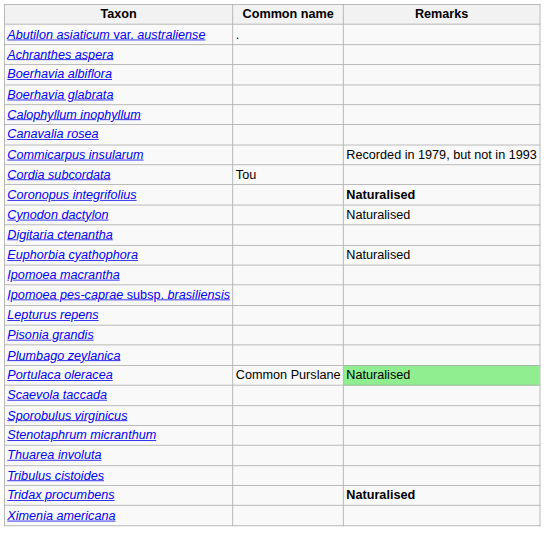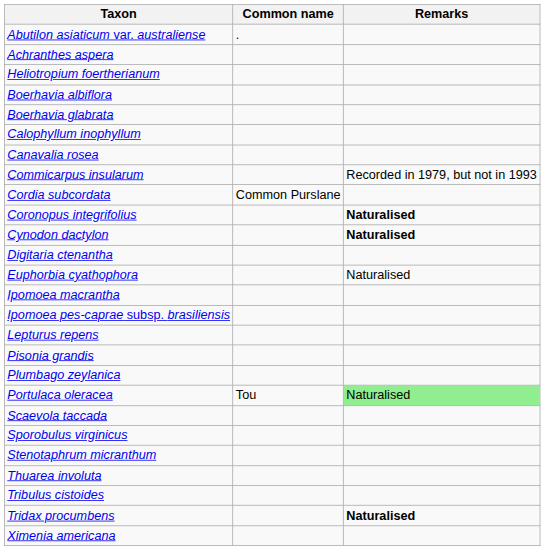+ row: (84, 74)
(246, 174) Tou -> (288, 194) Common Purslane
(378, 214) normal -> (381, 235) bold
(288, 375) Common Purslane -> (246, 395) Tou
